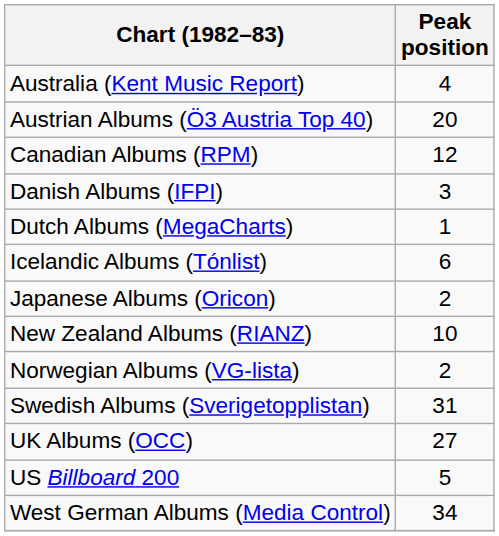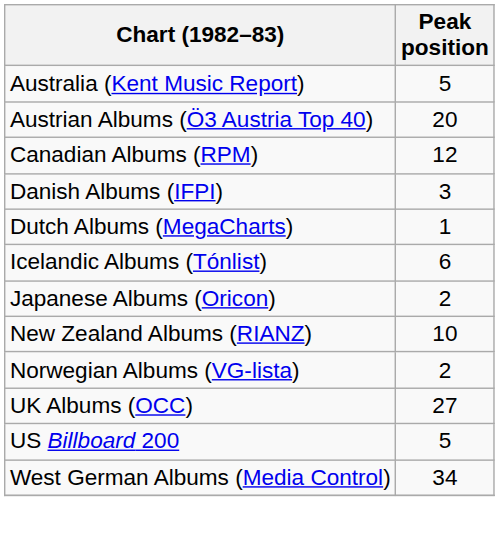(445, 83) 4 -> (445, 83) 5
- row: (190, 405)
